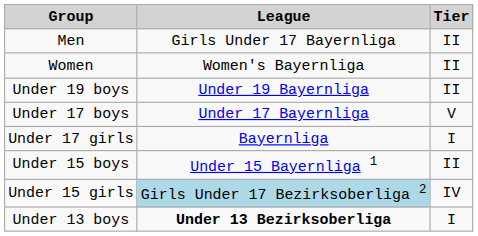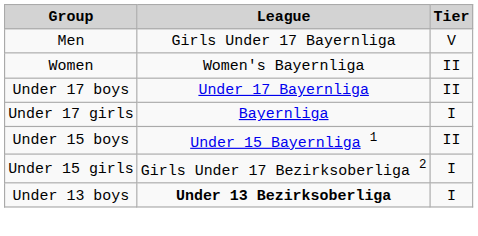(452, 41) II -> (452, 41) V
- row: (71, 90)
(452, 114) V -> (452, 90) II
(284, 193) lightblue background -> (284, 169) no background
(452, 193) IV -> (452, 169) I
